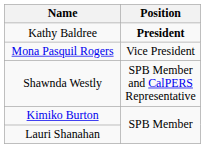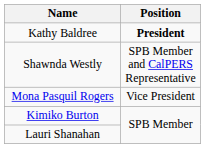rows swapped: (63, 51) <-> (63, 83)
